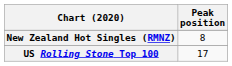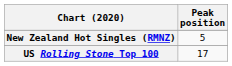(203, 38) 8 -> (203, 38) 5
